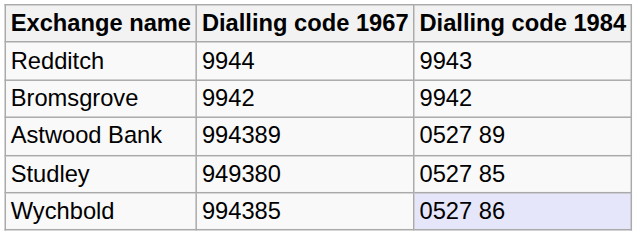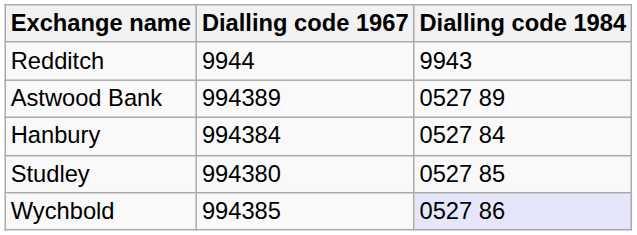- row: (75, 98)
+ row: (55, 135)
(241, 173) 949380 -> (241, 173) 994380
